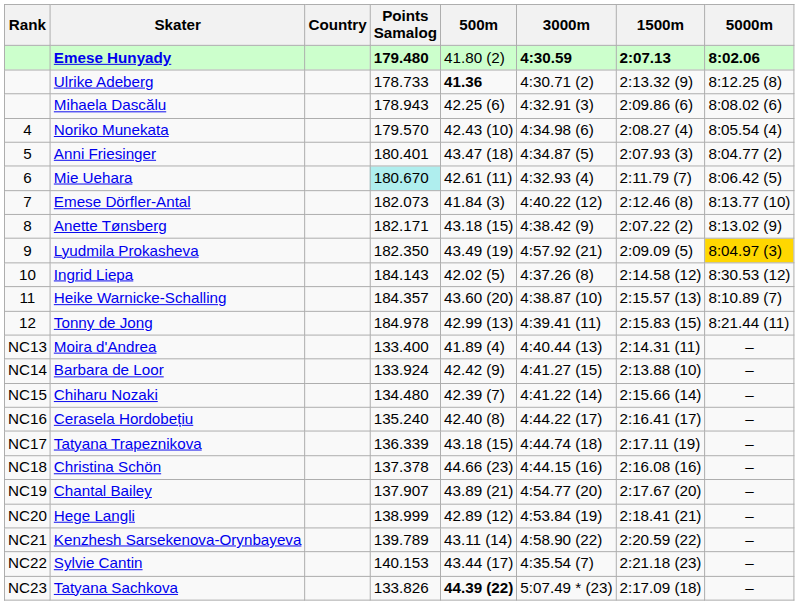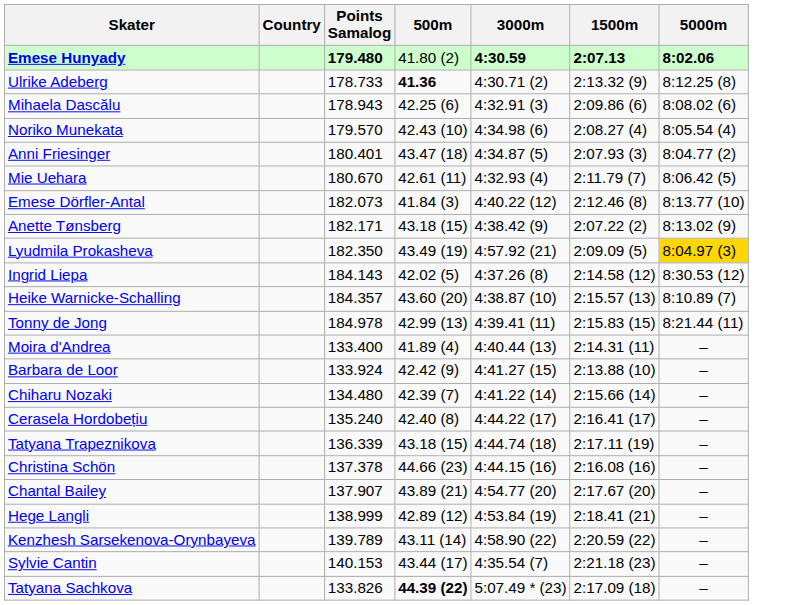- column: (27, 25)
(401, 178) paleturquoise background -> (355, 178) no background
